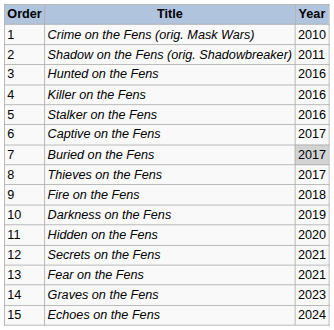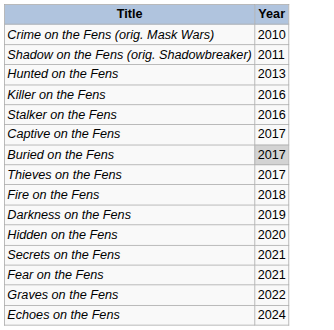- column: (25, 14)
(312, 74) 2016 -> (272, 74) 2013
(312, 295) 2023 -> (272, 295) 2022
